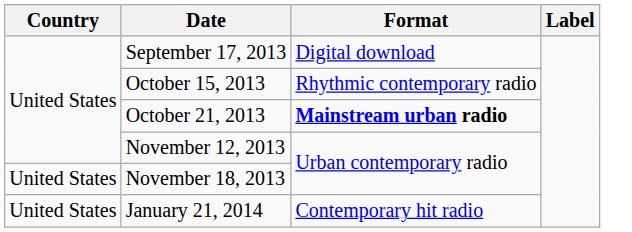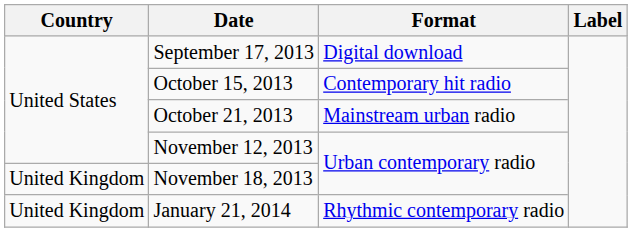(416, 83) Rhythmic contemporary radio -> (417, 83) Contemporary hit radio
(401, 115) bold -> (419, 115) normal
(63, 178) United States -> (77, 178) United Kingdom
(63, 210) United States -> (77, 210) United Kingdom
(389, 210) Contemporary hit radio -> (444, 210) Rhythmic contemporary radio
